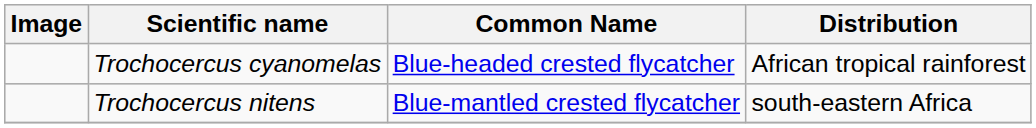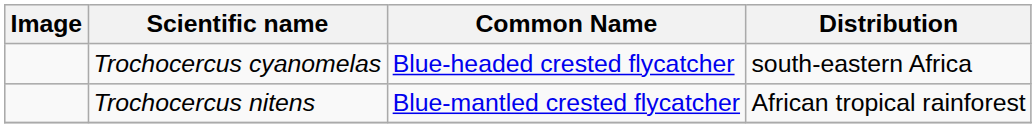(889, 63) African tropical rainforest -> (862, 63) south-eastern Africa
(862, 102) south-eastern Africa -> (889, 102) African tropical rainforest
